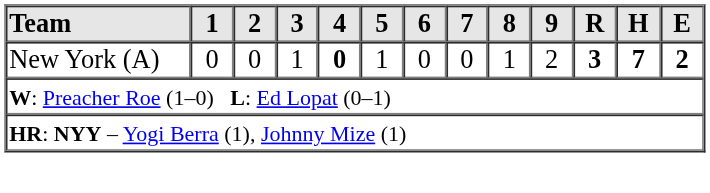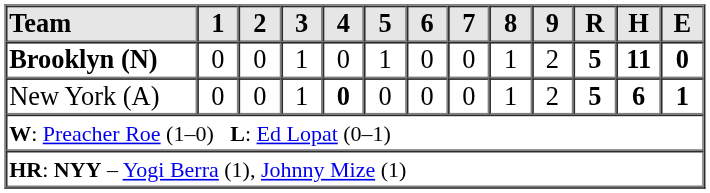+ row: (83, 59)
(382, 59) 1 -> (385, 96) 0
(595, 59) 3 -> (595, 96) 5
(638, 59) 7 -> (639, 96) 6
(682, 59) 2 -> (682, 96) 1
